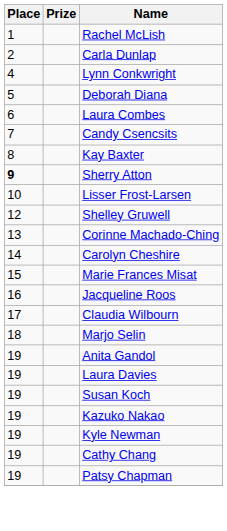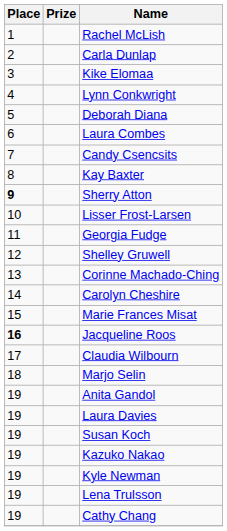+ row: (118, 74)
+ row: (124, 235)
(14, 295) normal -> (14, 335) bold
+ row: (122, 495)
- row: (127, 475)
